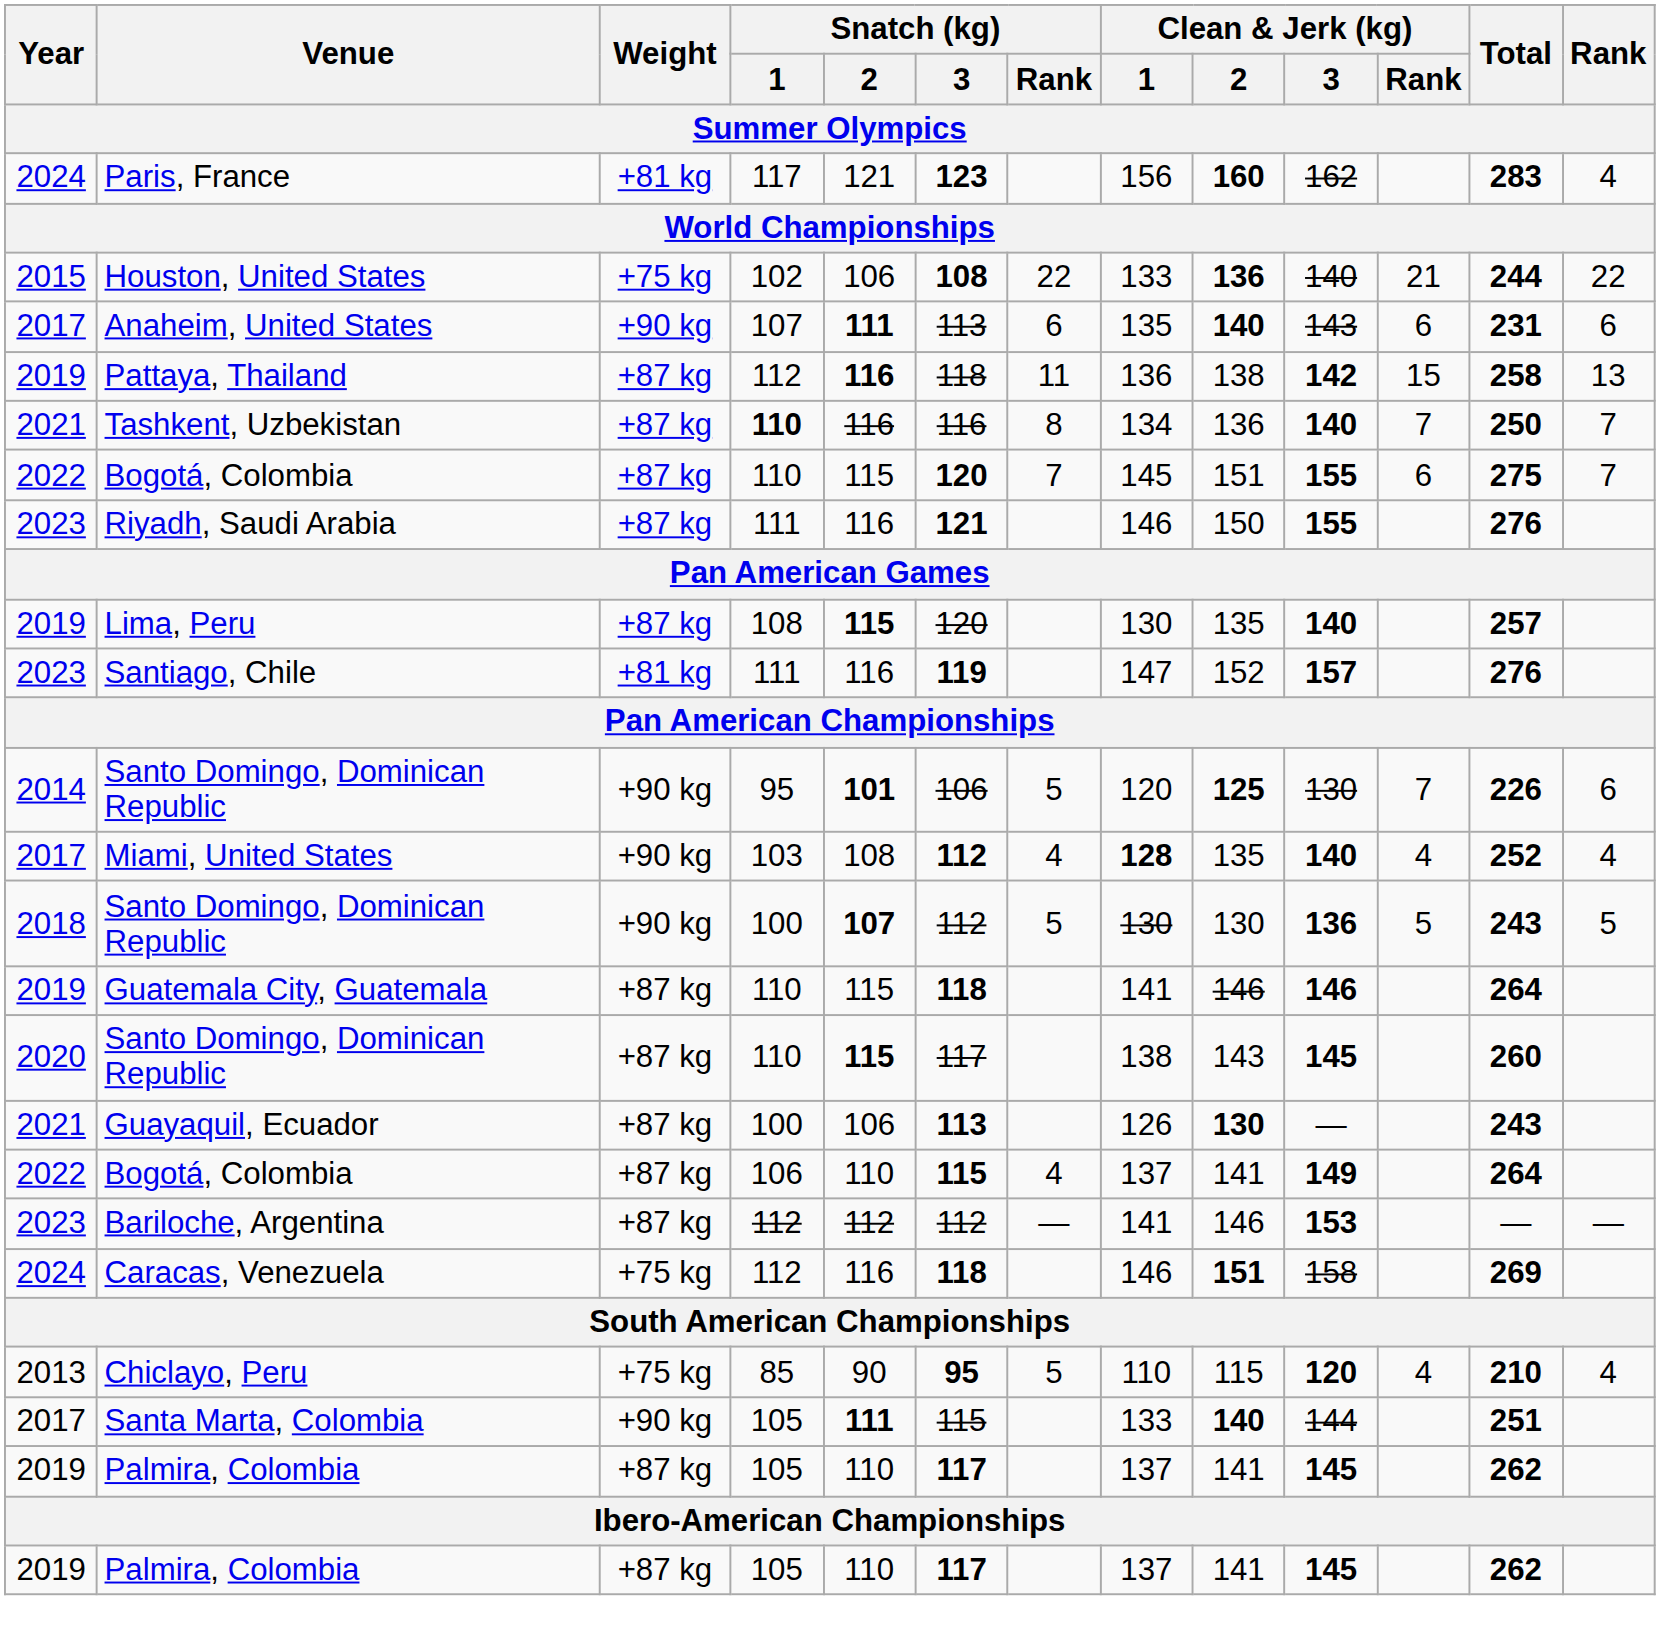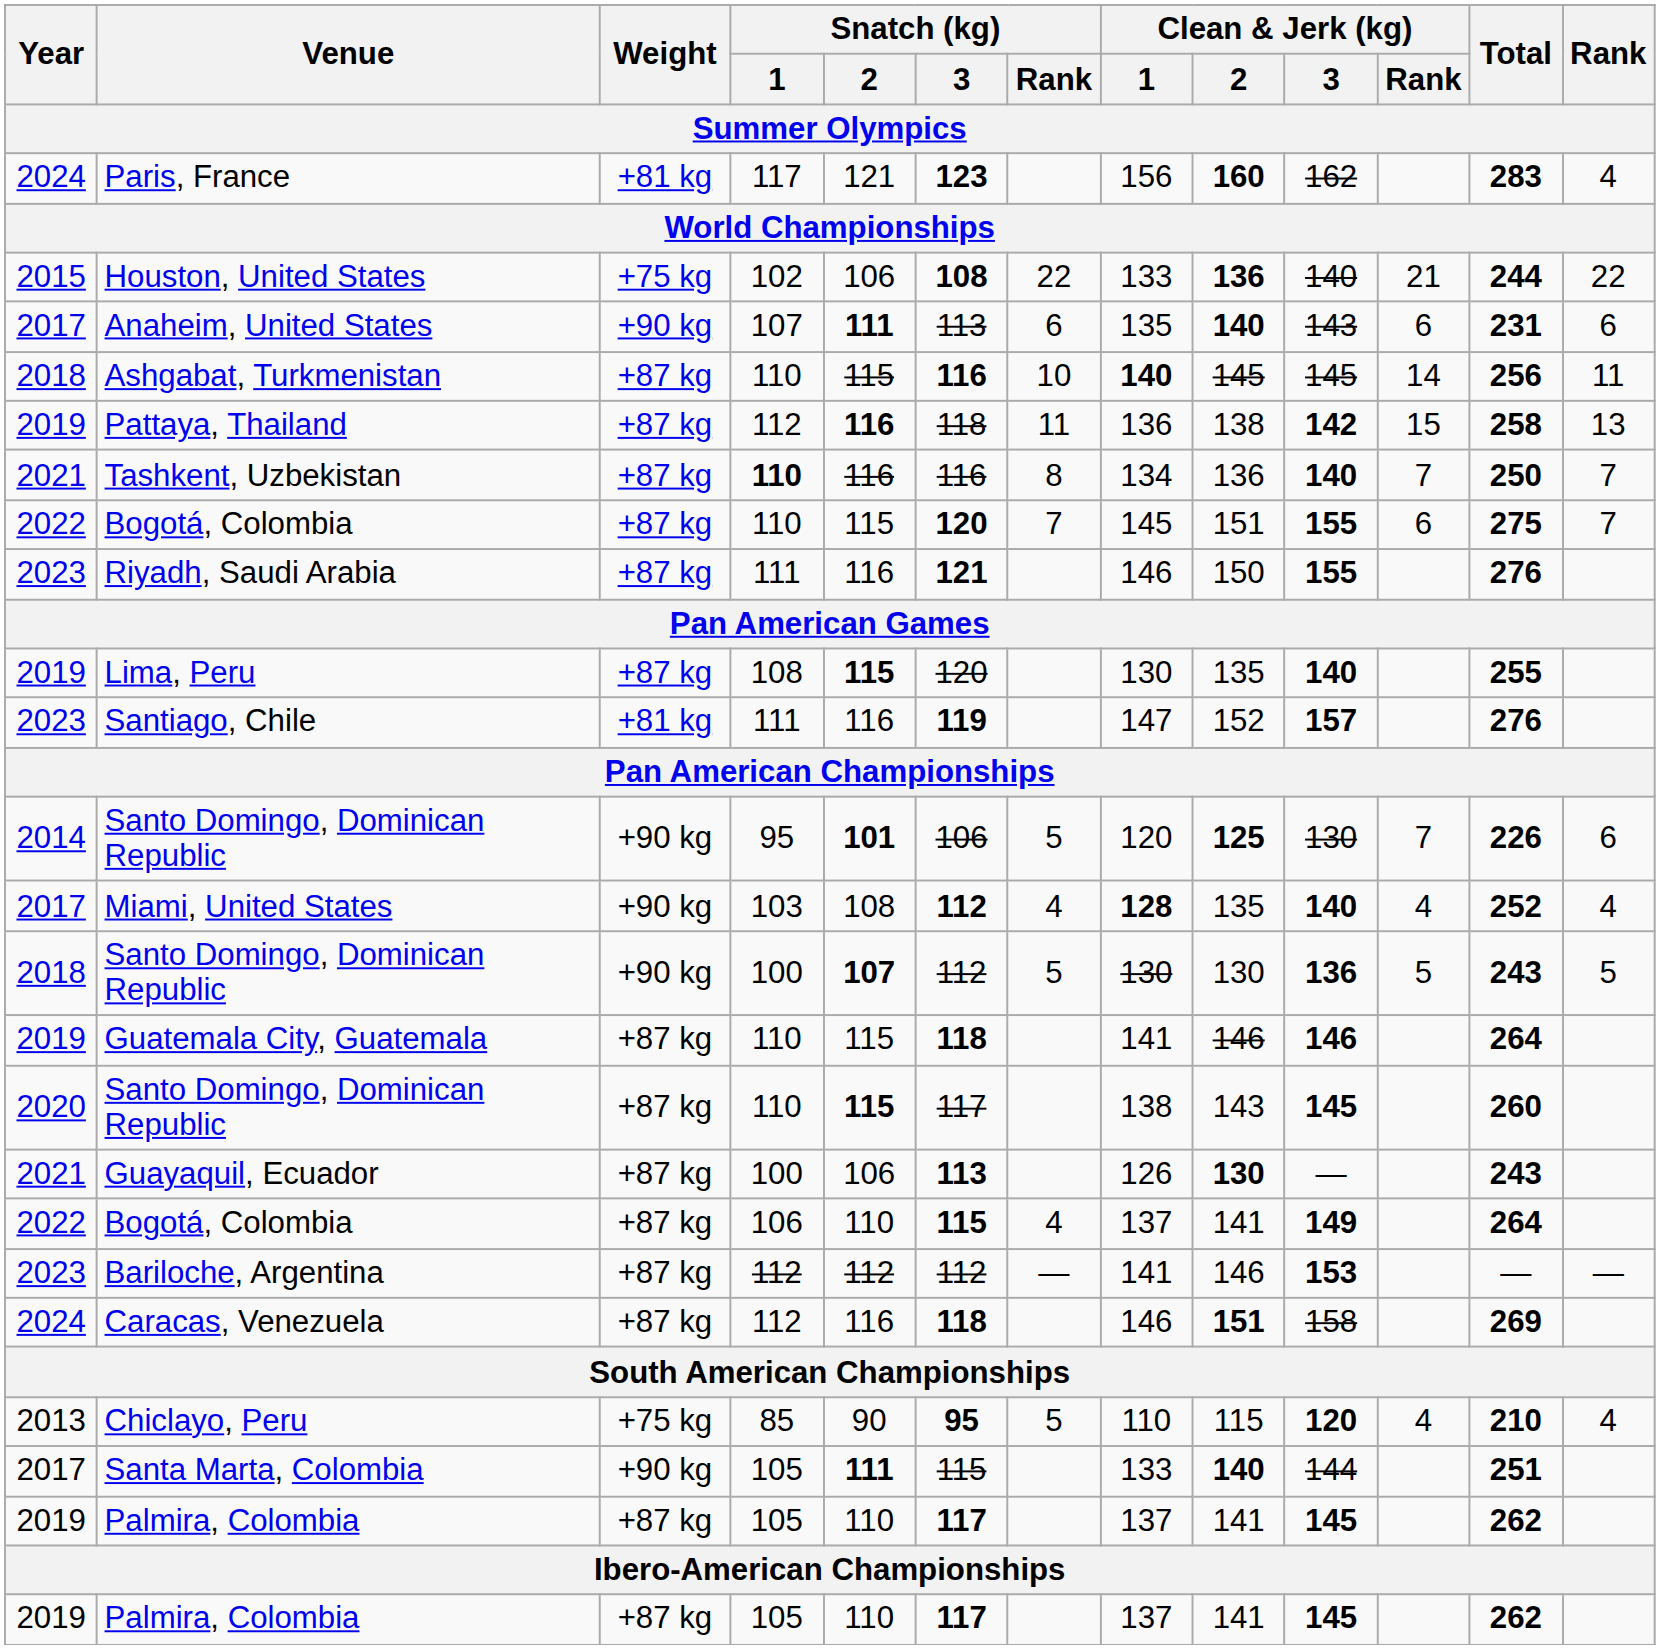+ row: (273, 375)
(1516, 623) 257 -> (1516, 672) 255
(665, 1272) +75 kg -> (665, 1322) +87 kg
